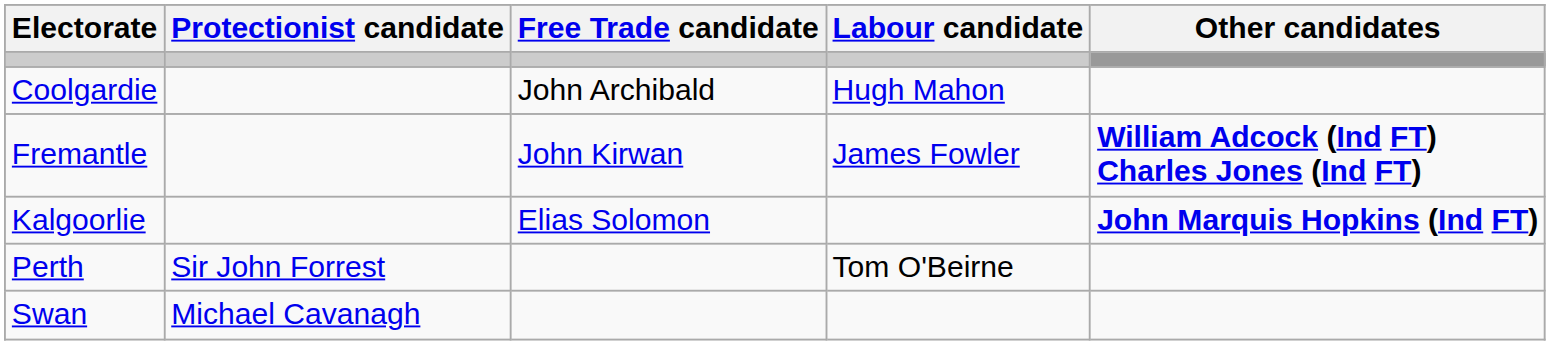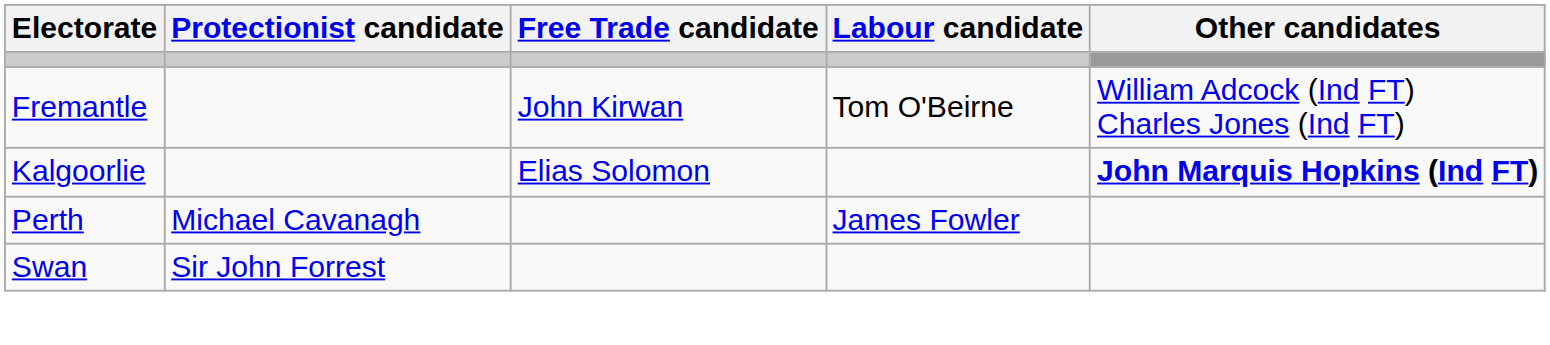- row: (85, 89)
(926, 154) James Fowler -> (923, 106) Tom O'Beirne
(1267, 154) bold -> (1256, 106) normal
(278, 266) Sir John Forrest -> (296, 219) Michael Cavanagh
(923, 266) Tom O'Beirne -> (926, 219) James Fowler
(296, 314) Michael Cavanagh -> (278, 266) Sir John Forrest
